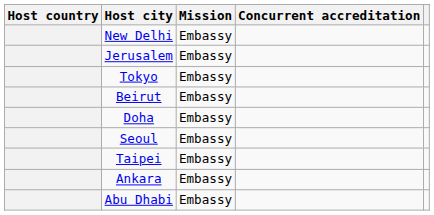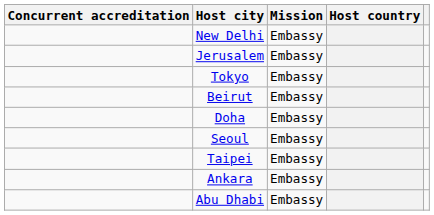columns swapped: (53, 15) <-> (329, 15)
